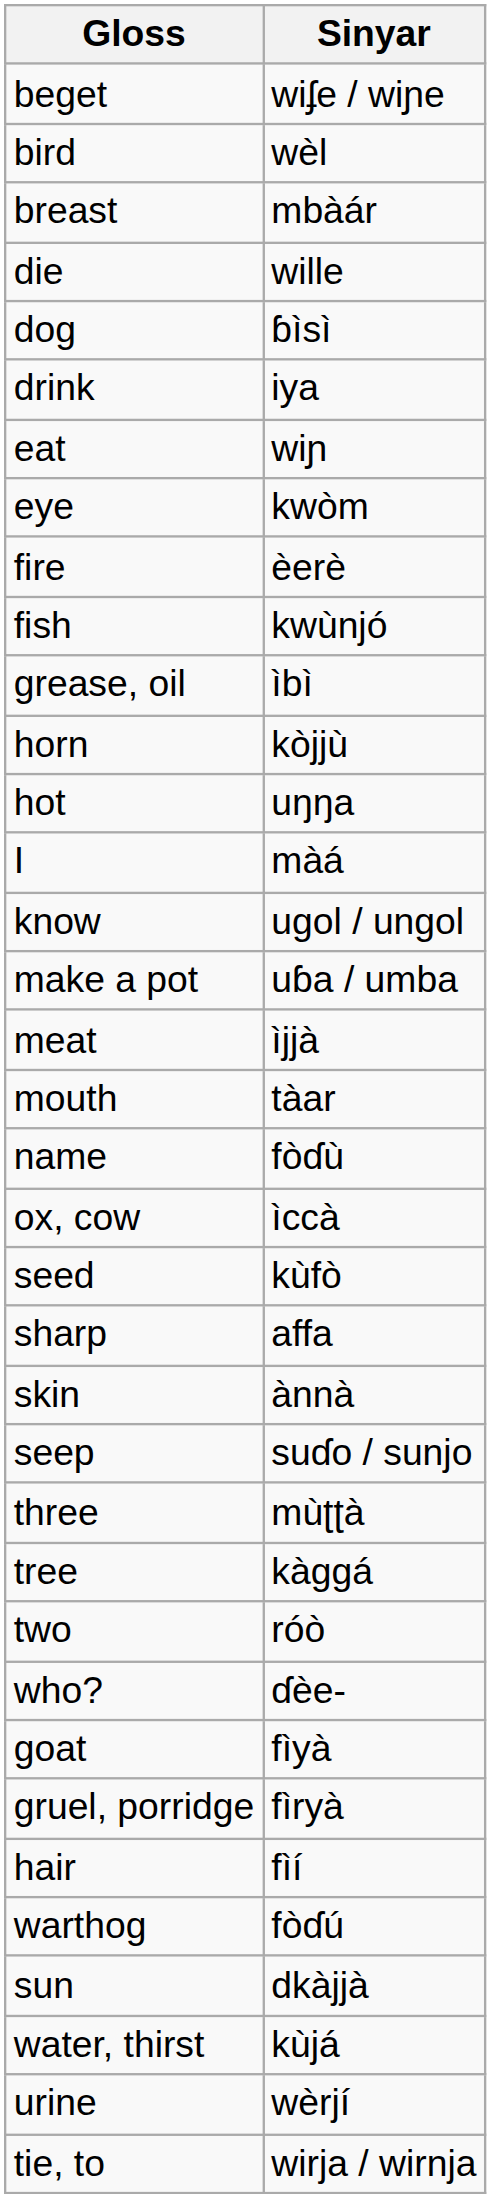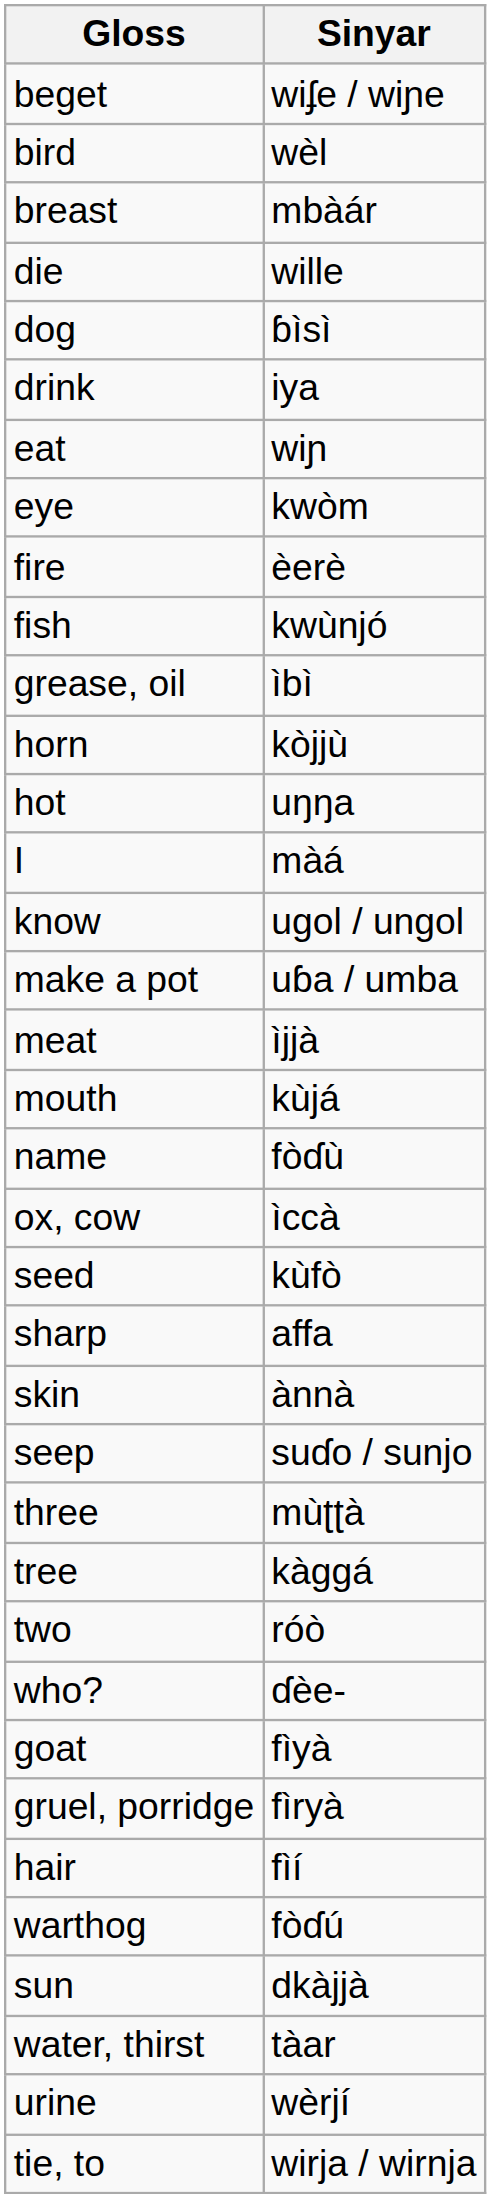(303, 1098) tàar -> (306, 1098) kùjá
(306, 2044) kùjá -> (303, 2044) tàar
